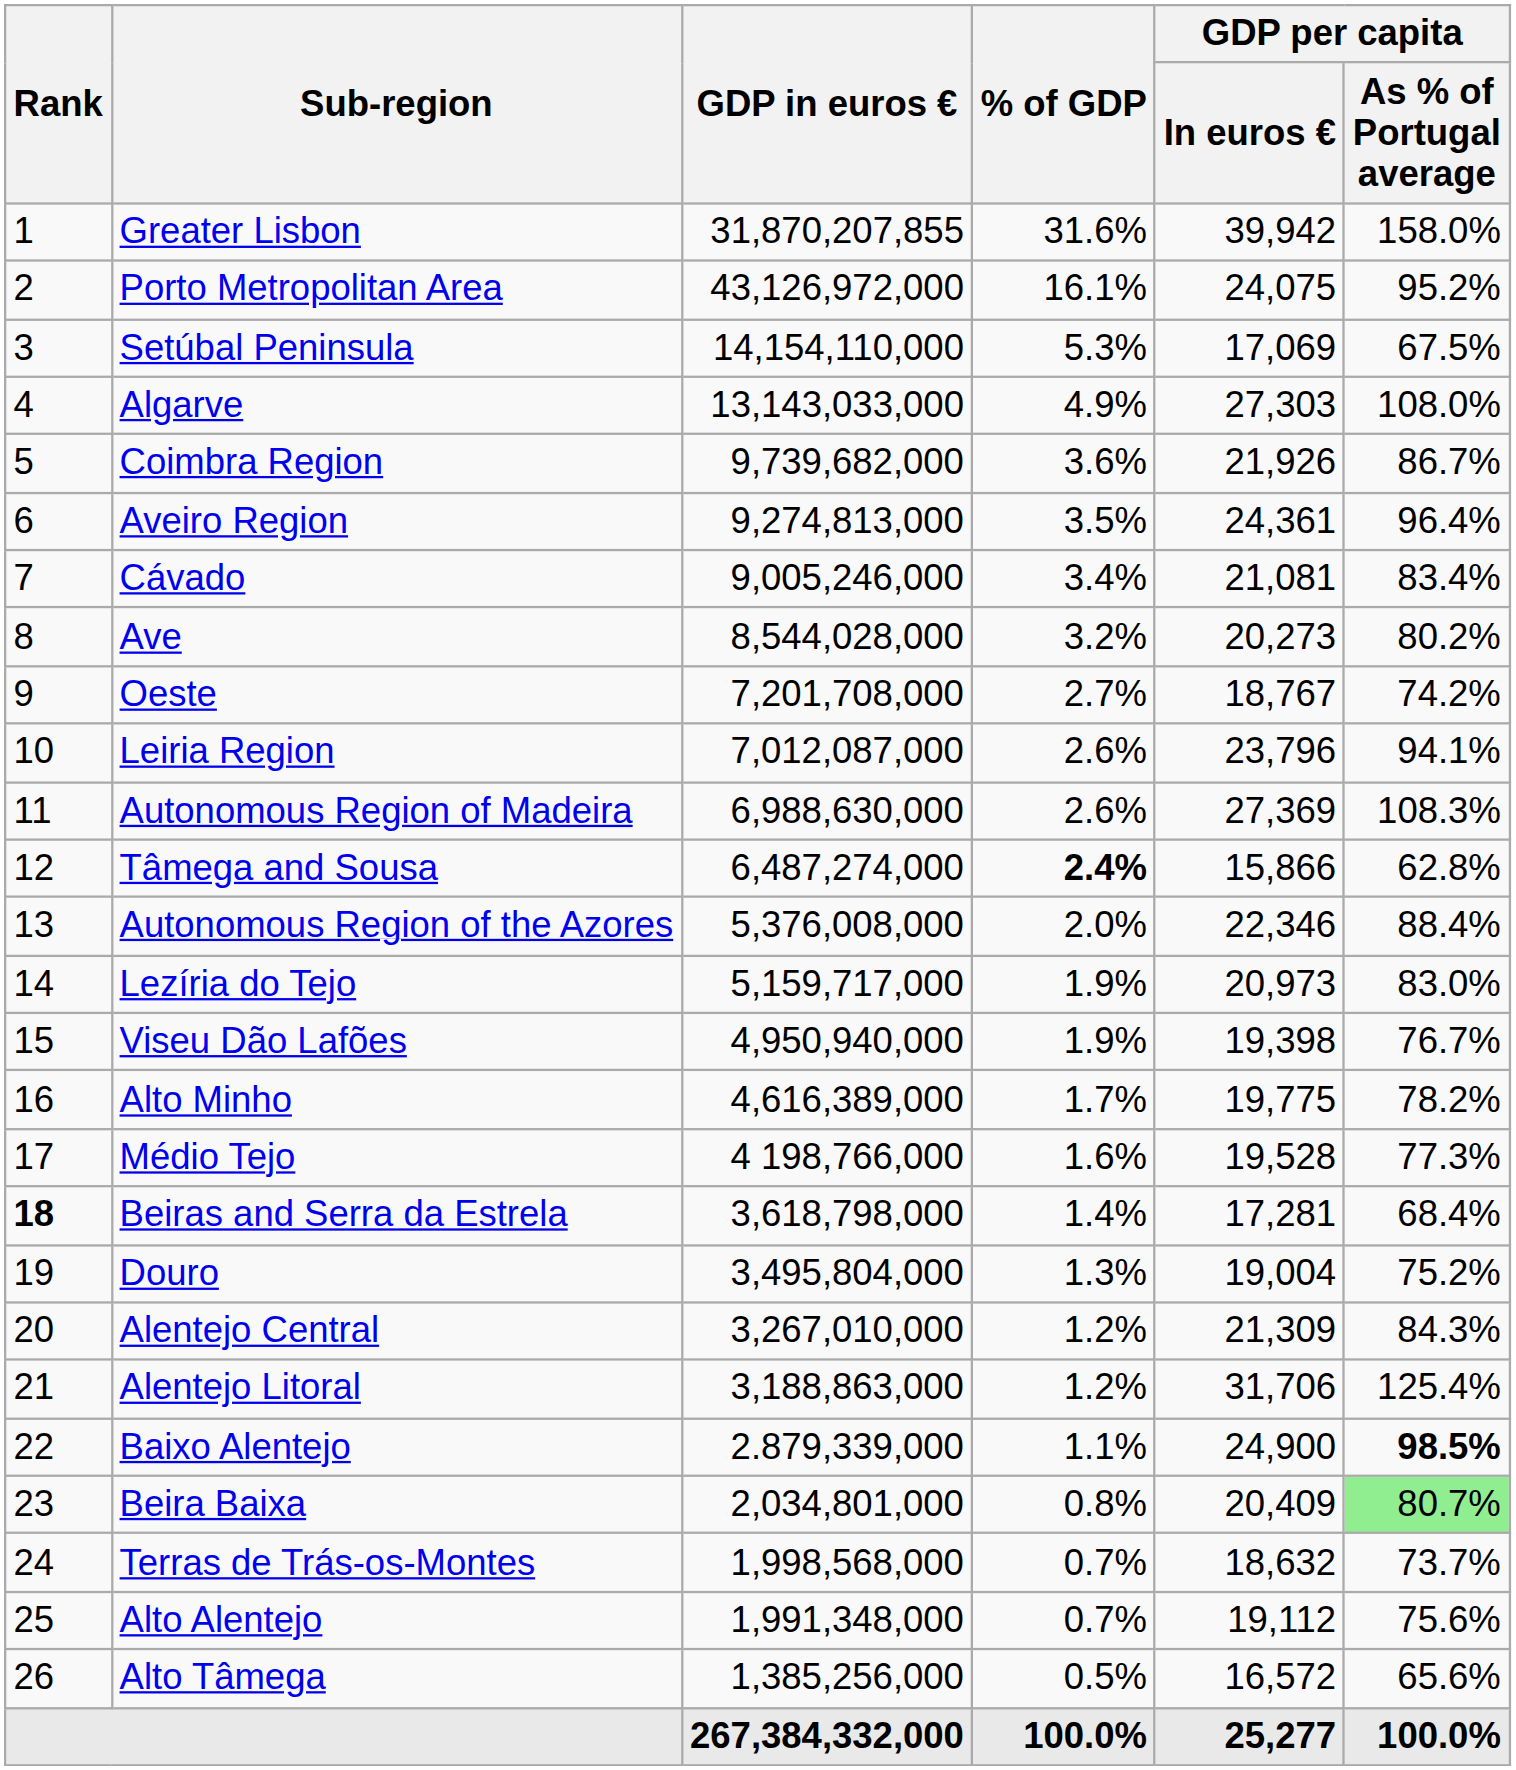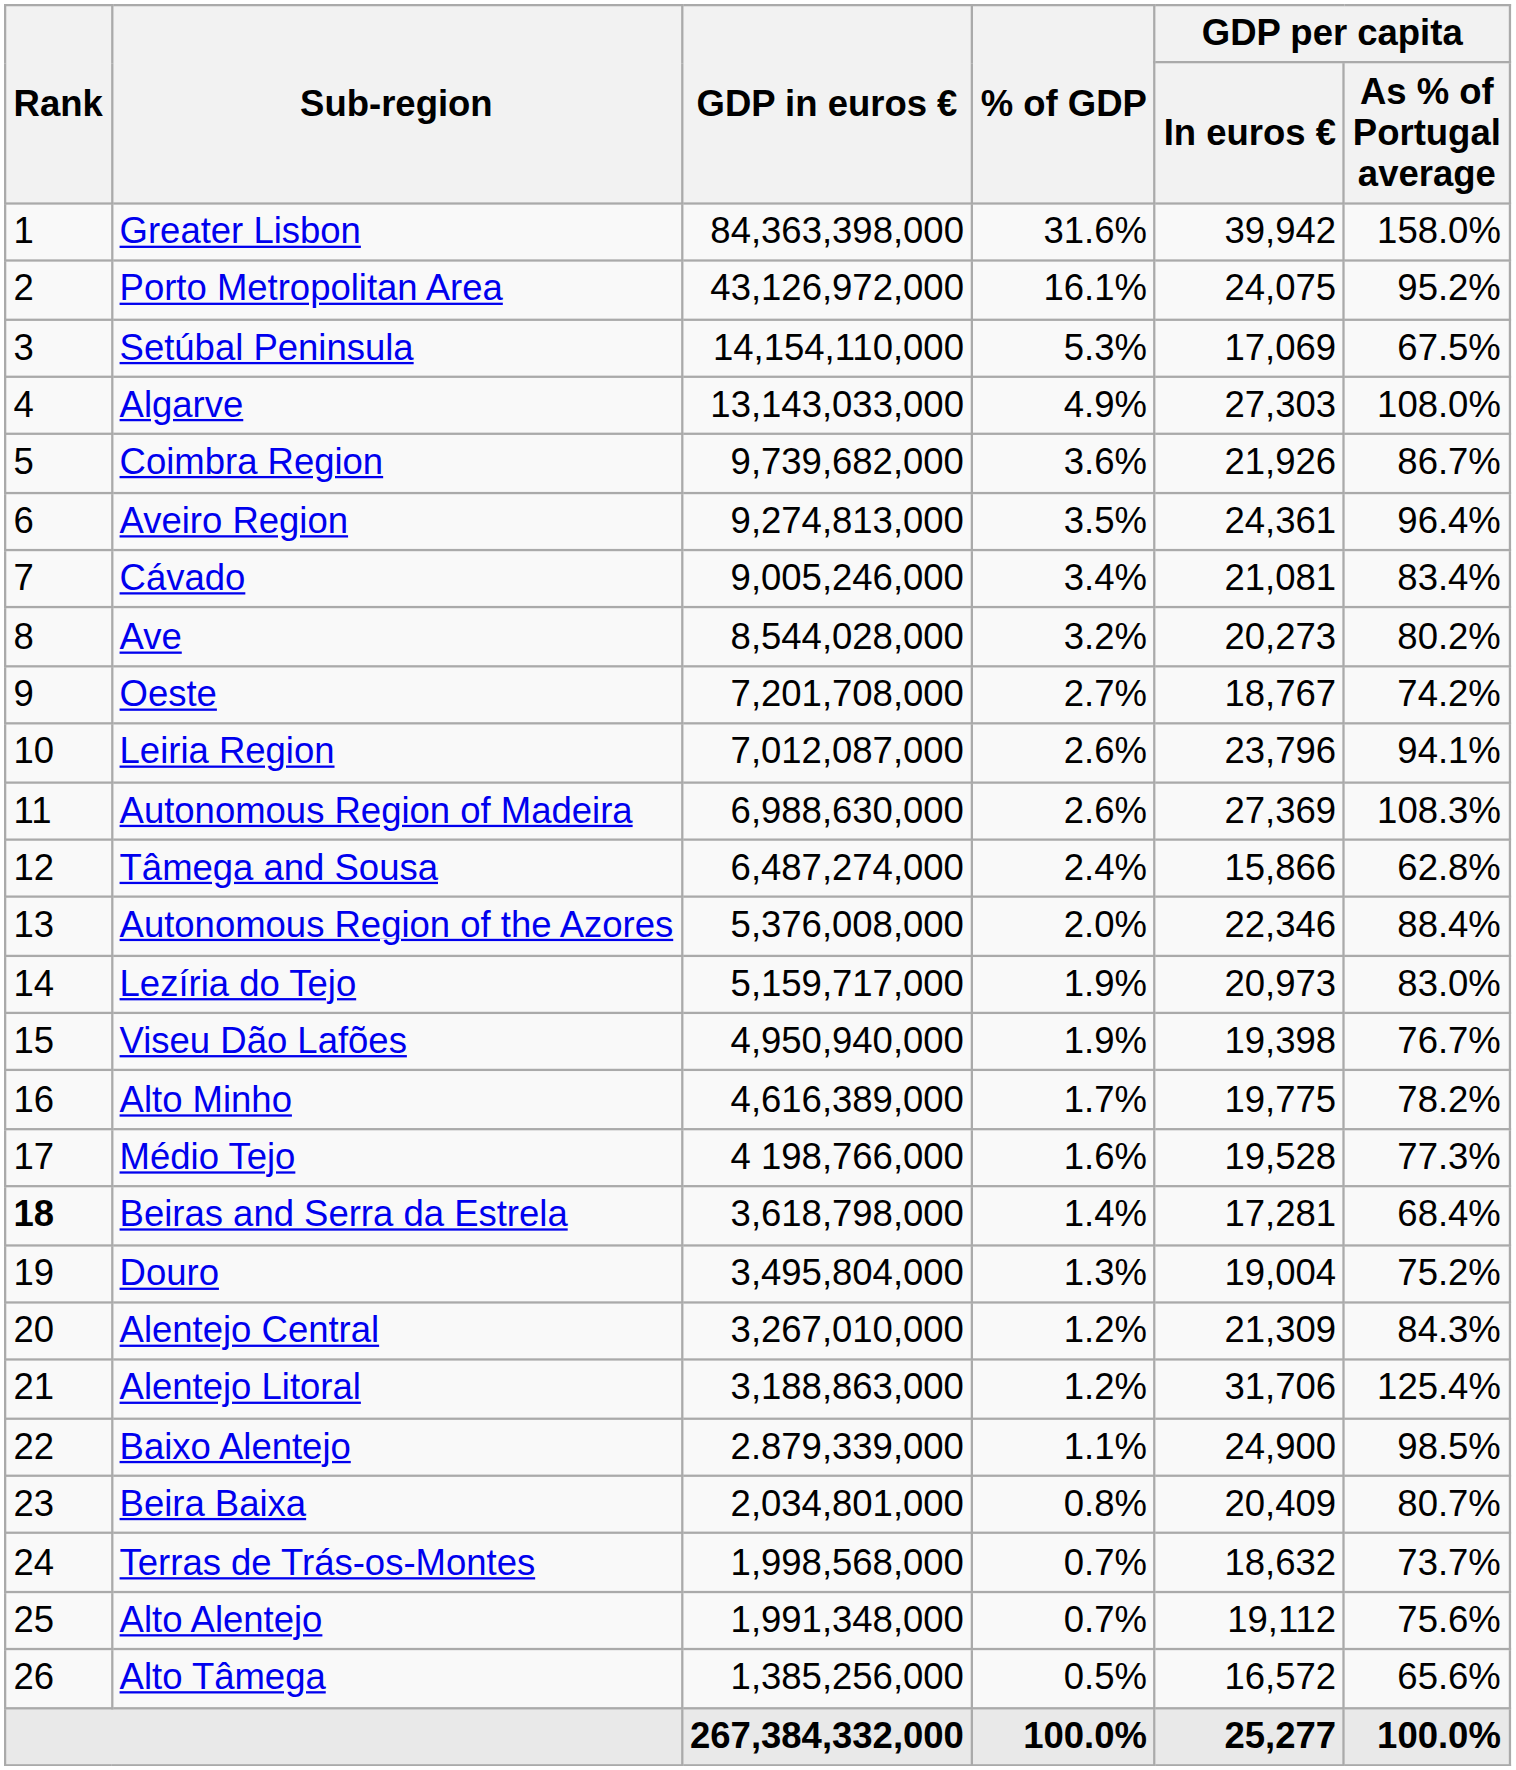(837, 231) 31,870,207,855 -> (837, 231) 84,363,398,000
(1105, 867) bold -> (1105, 867) normal
(1449, 1446) bold -> (1449, 1446) normal
(1449, 1504) lightgreen background -> (1449, 1504) no background
